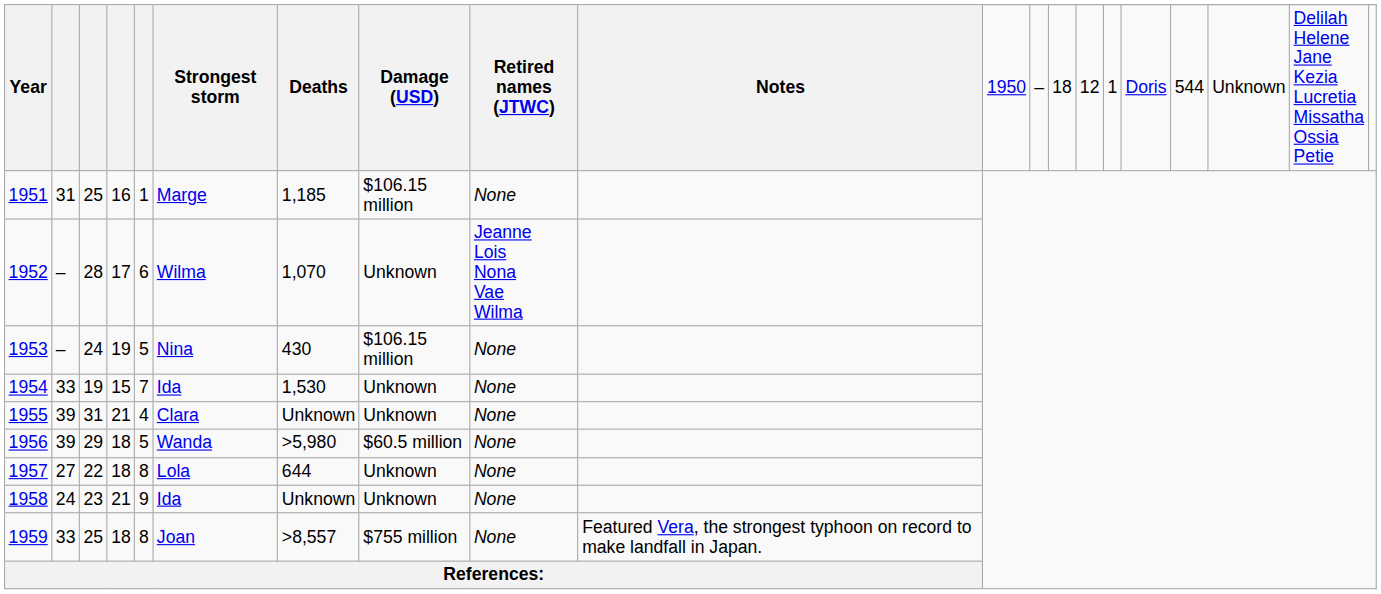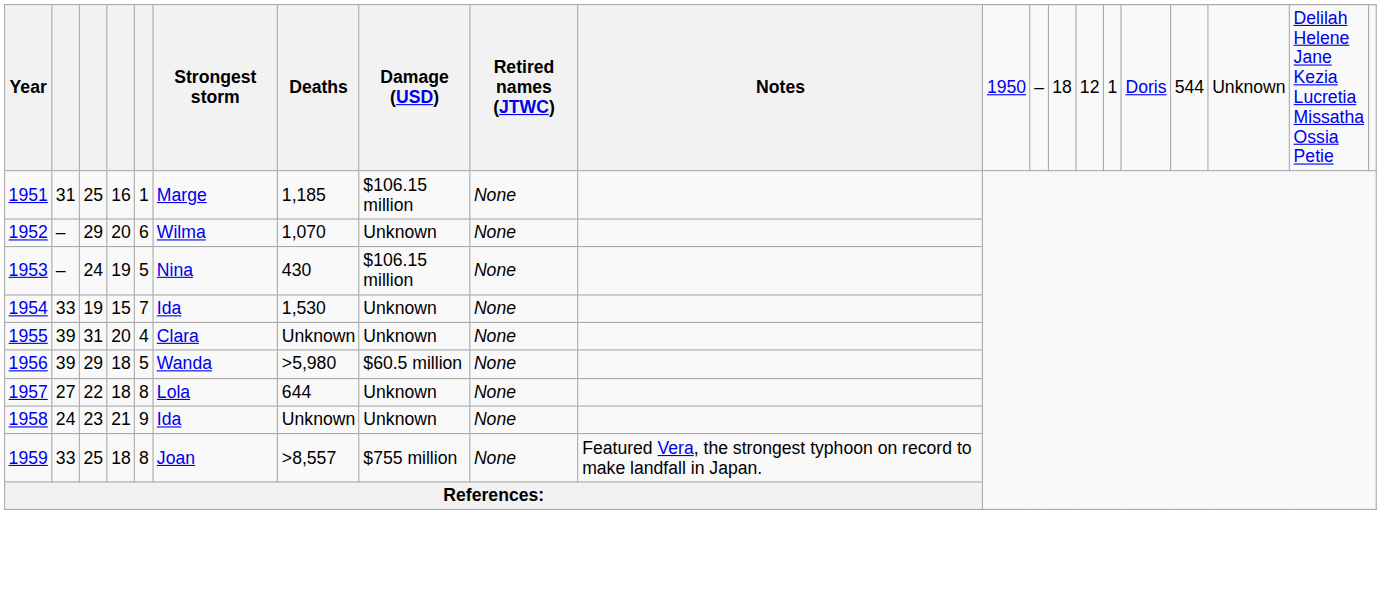(93, 272) 28 -> (93, 232) 29
(121, 272) 17 -> (121, 232) 20
(503, 272) Jeanne Lois Nona Vae Wilma -> (495, 232) None
(121, 415) 21 -> (121, 336) 20
